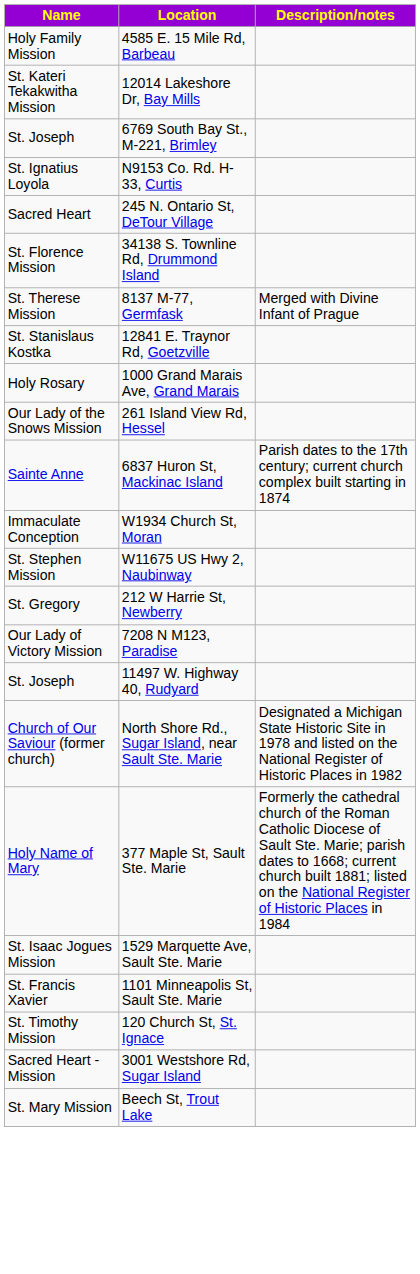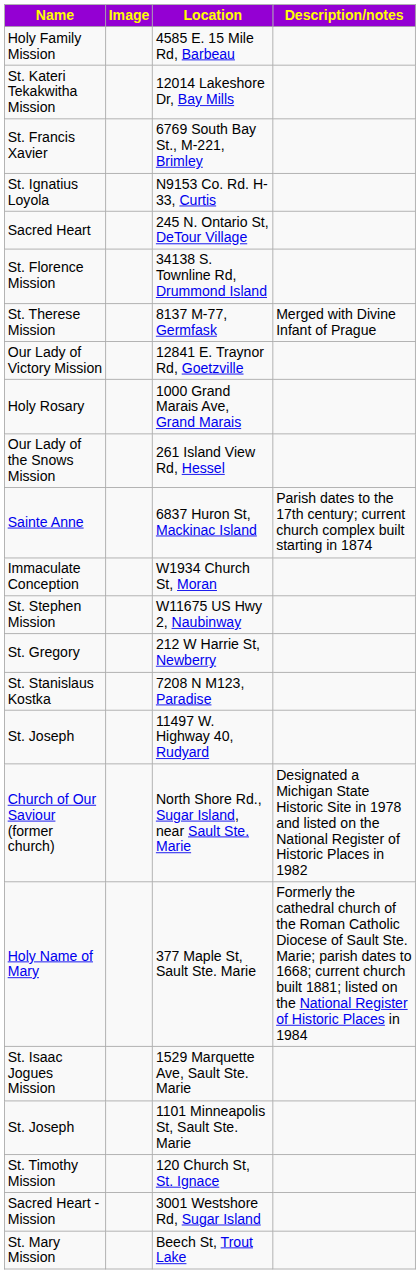+ column: (129, 15)
(41, 138) St. Joseph -> (41, 146) St. Francis Xavier
(51, 344) St. Stanislaus Kostka -> (55, 360) Our Lady of Victory Mission
(55, 643) Our Lady of Victory Mission -> (51, 691) St. Stanislaus Kostka
(41, 992) St. Francis Xavier -> (41, 1127) St. Joseph
